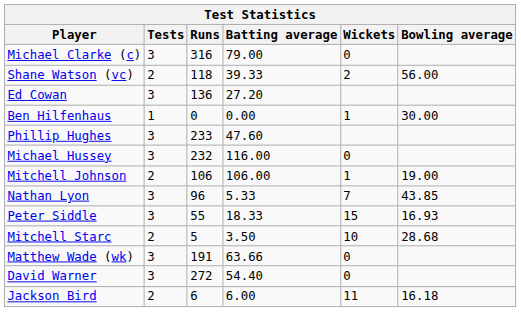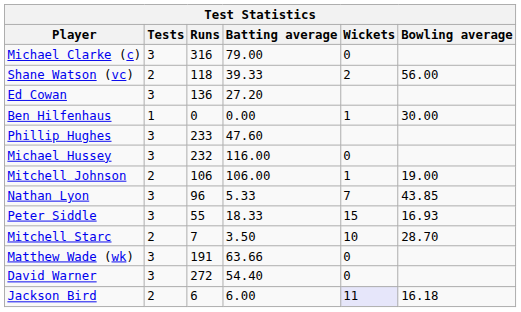(194, 236) 5 -> (194, 236) 7
(420, 236) 28.68 -> (420, 236) 28.70
(351, 296) no background -> (351, 296) lavender background
